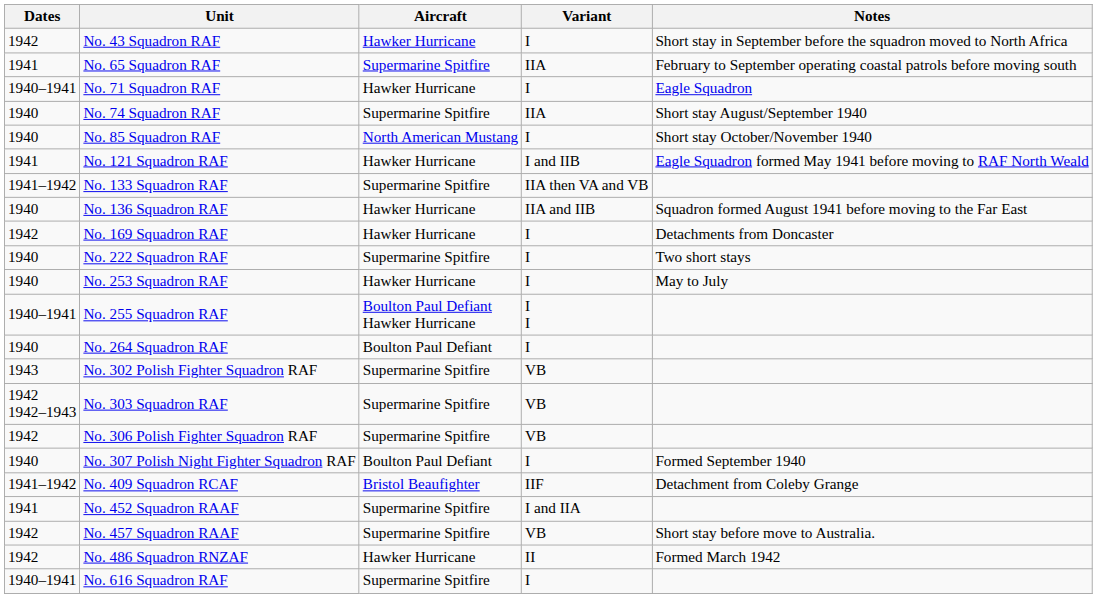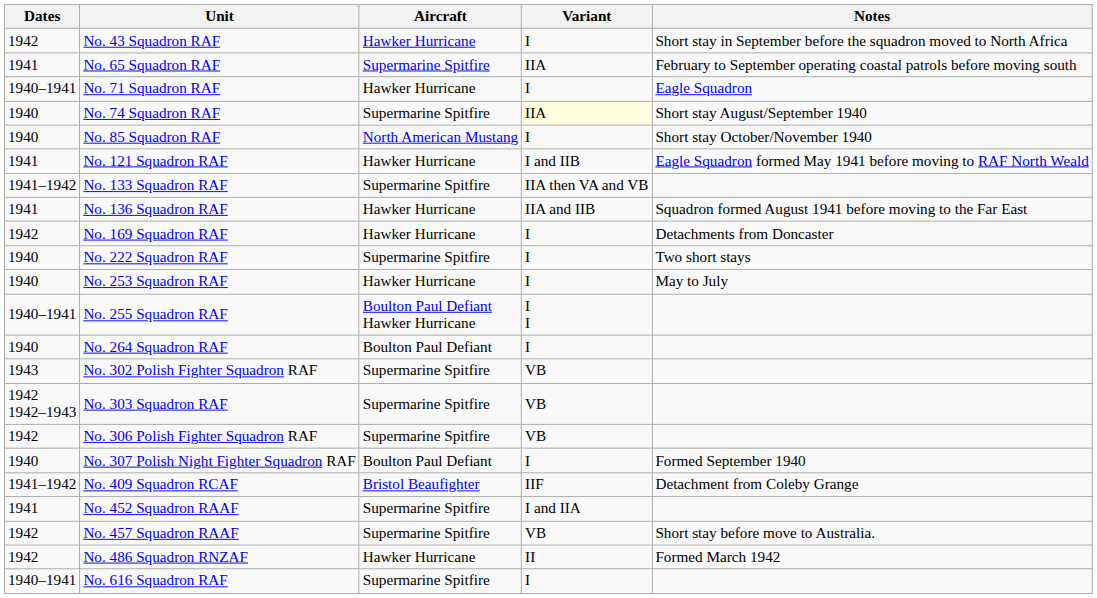(536, 112) no background -> (536, 112) lightyellow background
(23, 209) 1940 -> (23, 209) 1941
